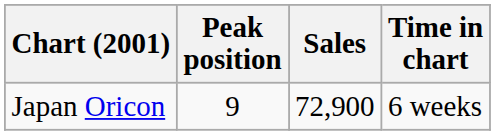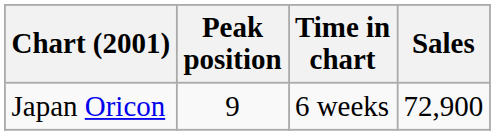columns swapped: (335, 43) <-> (436, 43)
